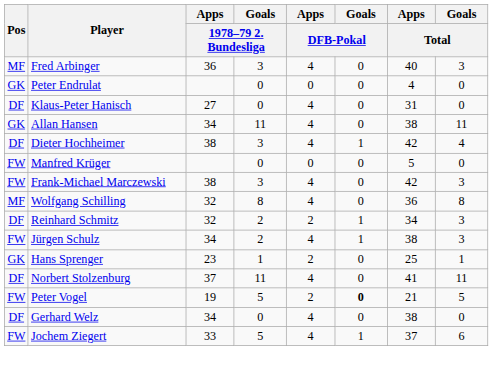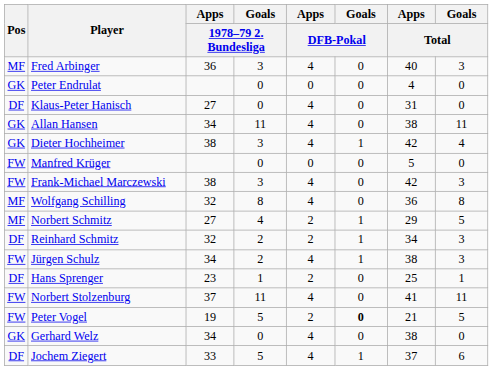(16, 143) DF -> (16, 143) GK
+ row: (71, 220)
(16, 259) GK -> (16, 278) DF
(16, 278) DF -> (16, 297) FW
(16, 317) DF -> (16, 336) GK
(16, 336) FW -> (16, 355) DF
